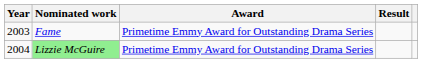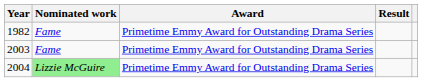+ row: (18, 31)
